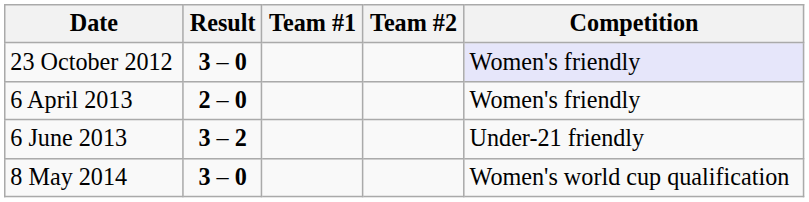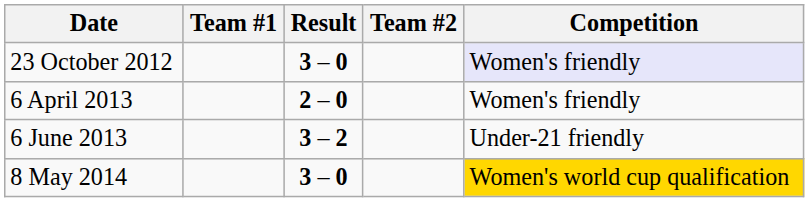columns swapped: (313, 23) <-> (223, 23)
(629, 176) no background -> (629, 176) gold background
